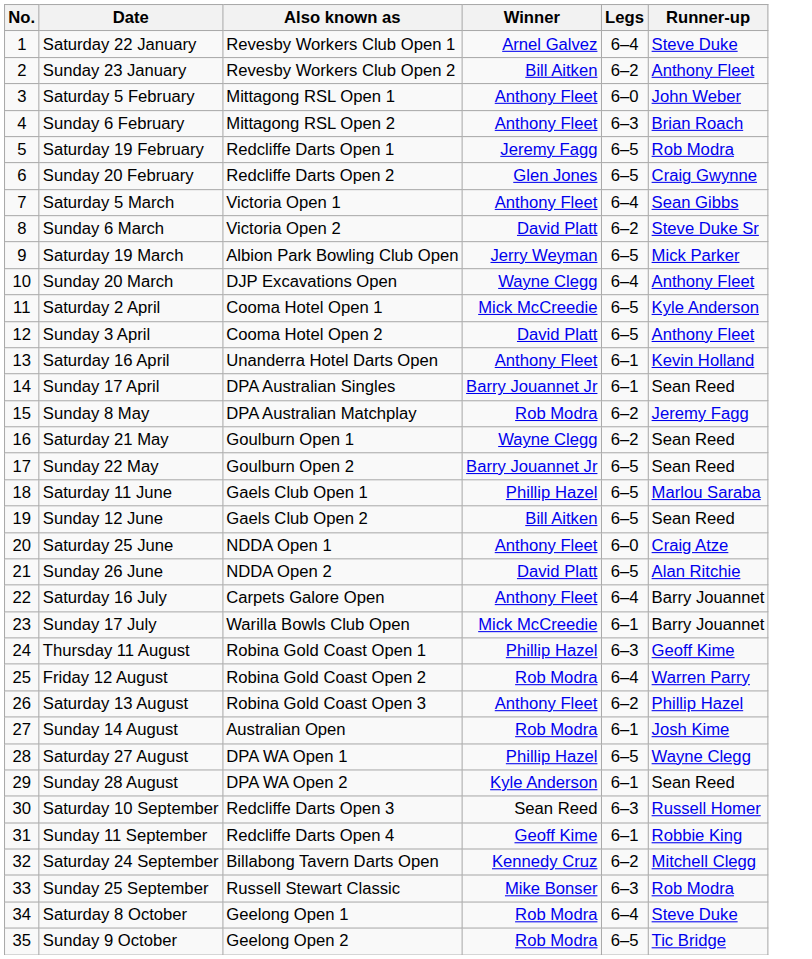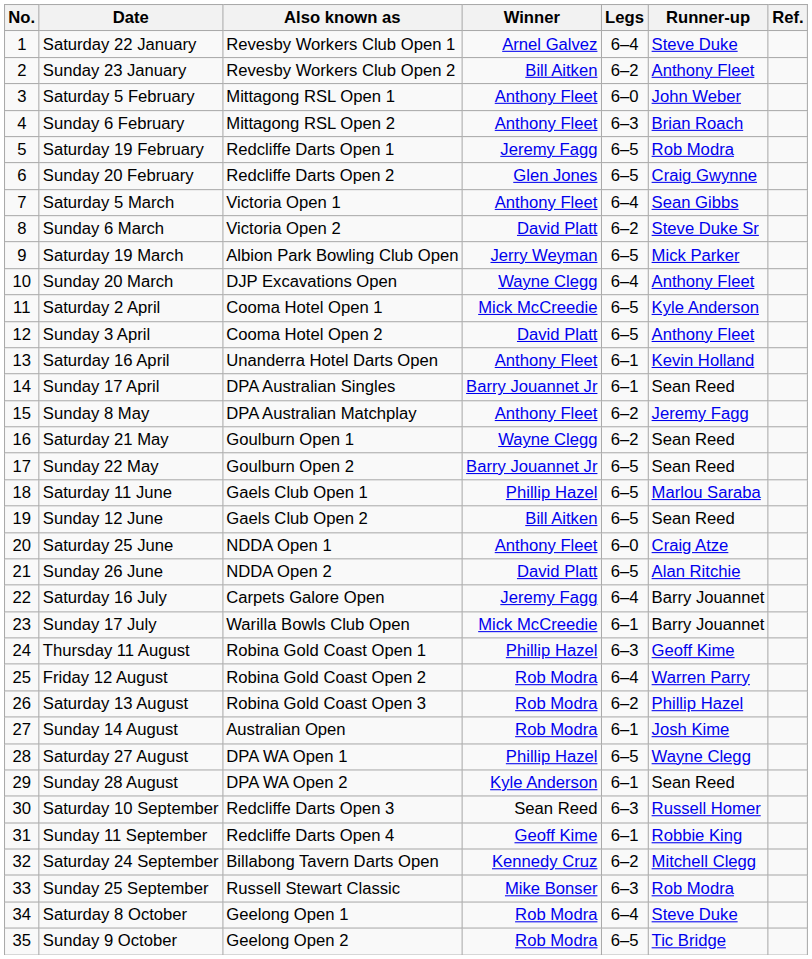+ column: (788, 17)
(556, 413) Rob Modra -> (546, 413) Anthony Fleet
(546, 598) Anthony Fleet -> (549, 598) Jeremy Fagg
(546, 703) Anthony Fleet -> (556, 703) Rob Modra
